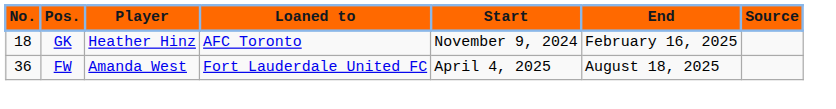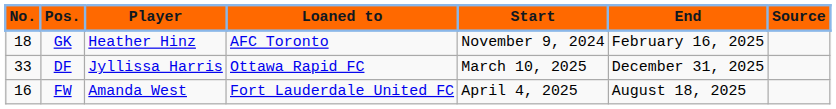+ row: (63, 68)
(23, 68) 36 -> (23, 92) 16
